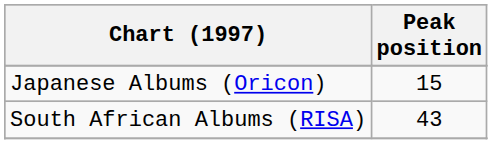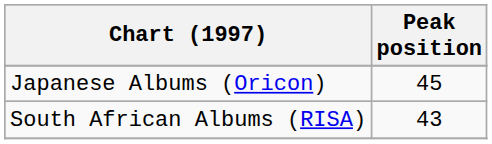(429, 84) 15 -> (429, 84) 45
